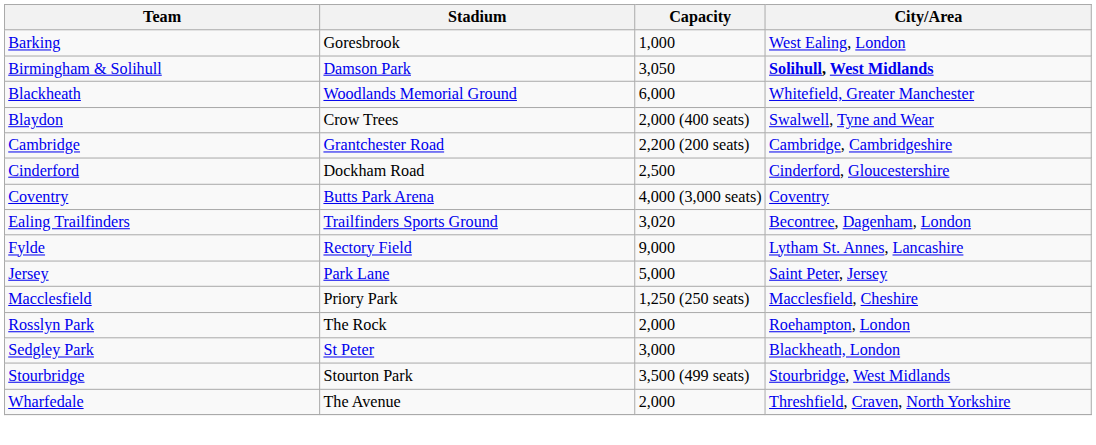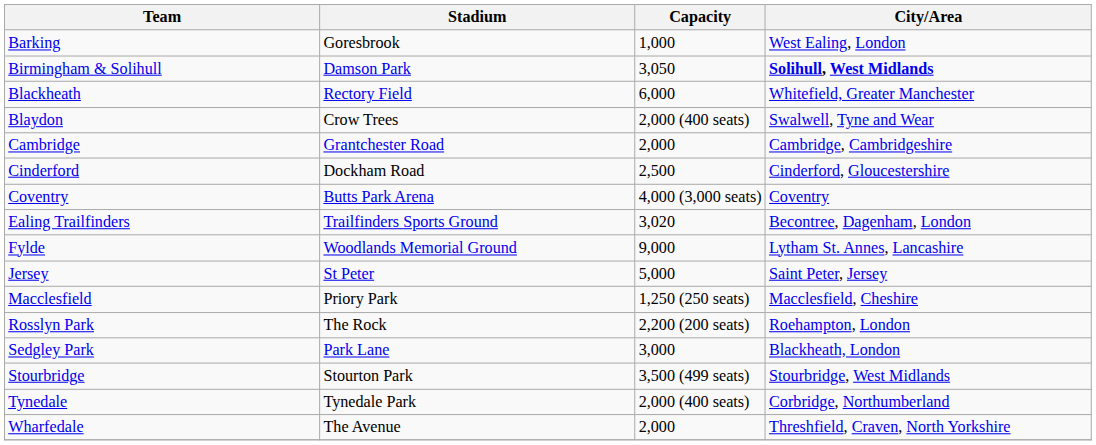(420, 94) Woodlands Memorial Ground -> (368, 94) Rectory Field
(694, 145) 2,200 (200 seats) -> (657, 145) 2,000
(368, 247) Rectory Field -> (420, 247) Woodlands Memorial Ground
(356, 273) Park Lane -> (349, 273) St Peter
(657, 324) 2,000 -> (694, 324) 2,200 (200 seats)
(349, 350) St Peter -> (356, 350) Park Lane
+ row: (38, 401)
